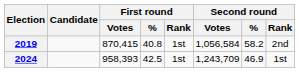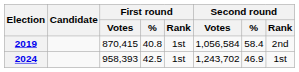(254, 43) 58.2 -> (254, 43) 58.4
(217, 59) 1,243,709 -> (217, 59) 1,243,702
